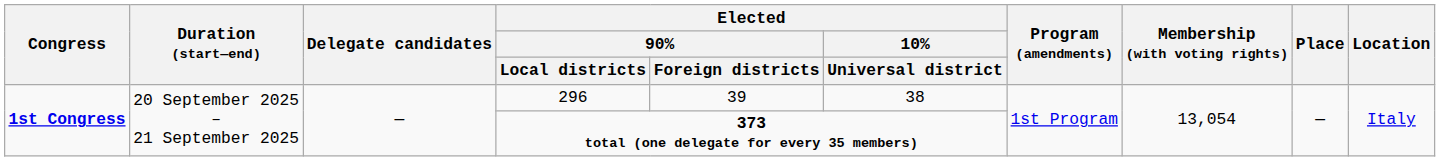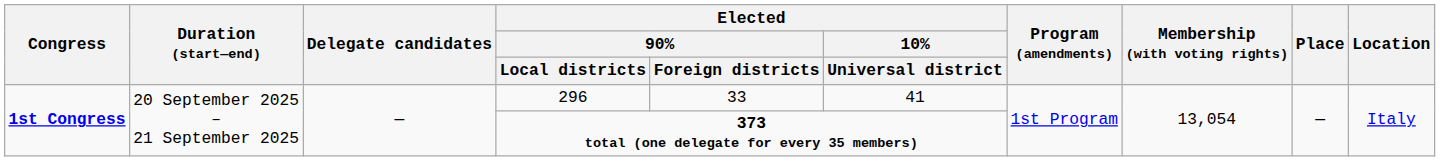(737, 97) 39 -> (737, 97) 33
(915, 97) 38 -> (915, 97) 41
